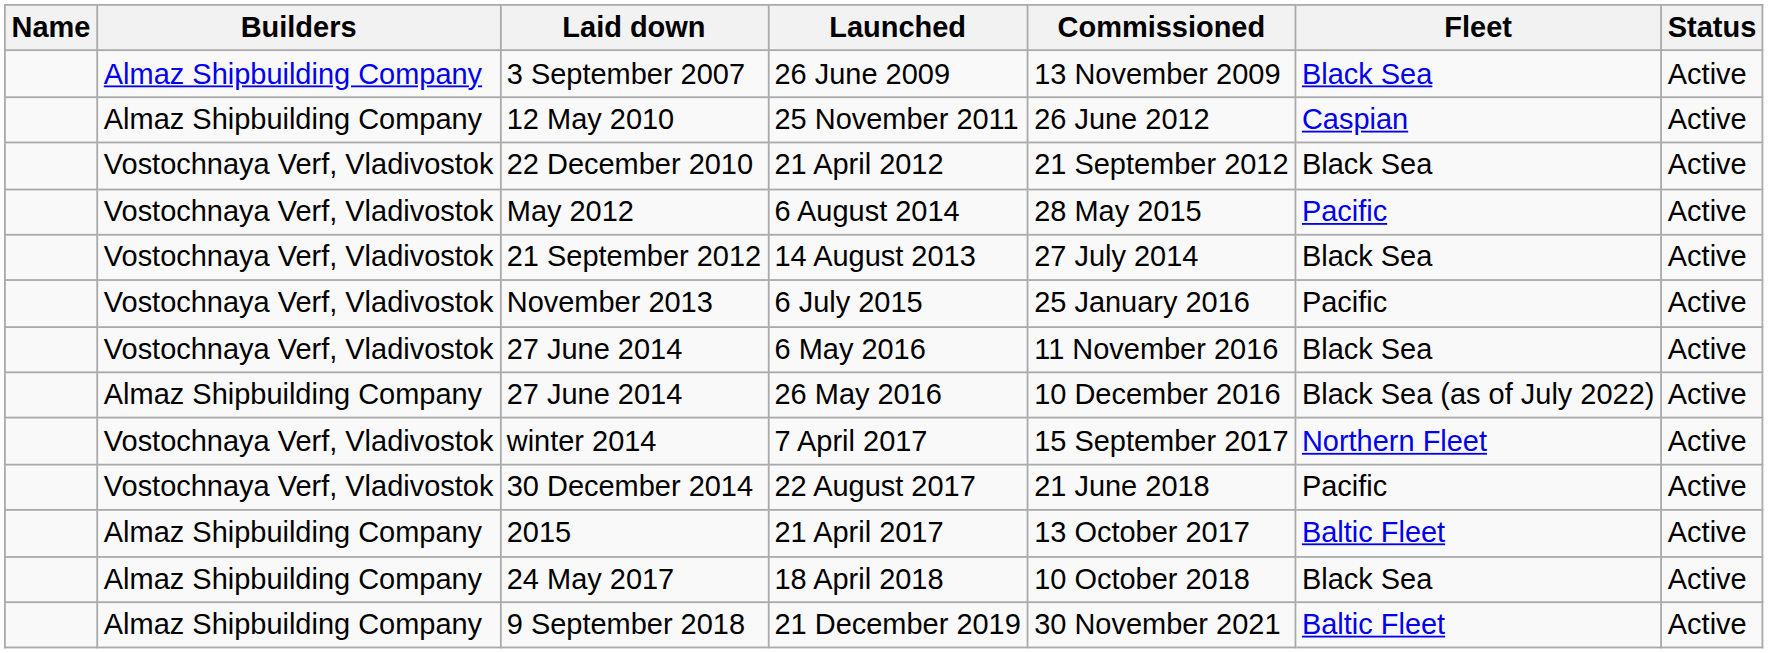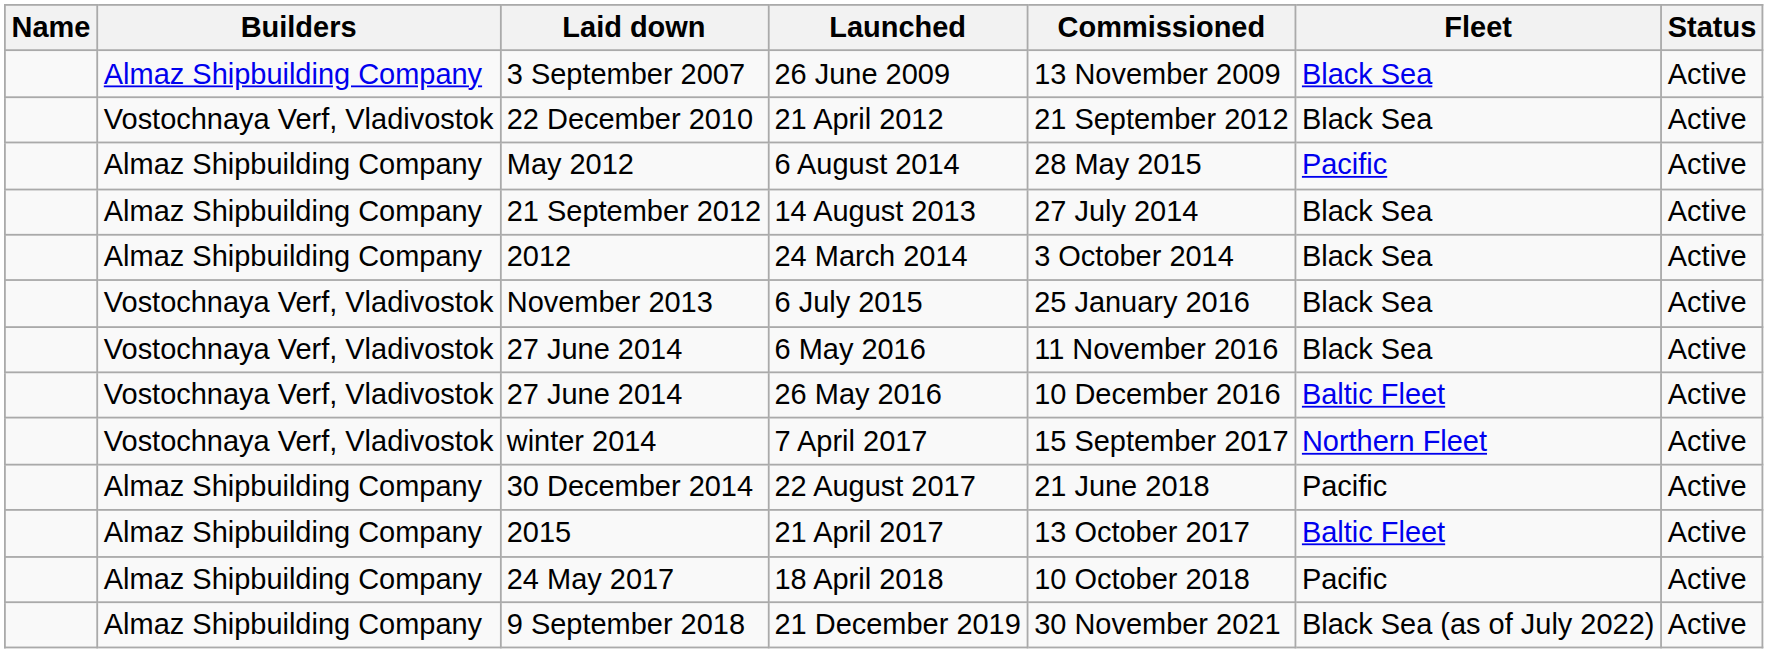- row: (897, 119)
(299, 211) Vostochnaya Verf, Vladivostok -> (293, 165) Almaz Shipbuilding Company
(299, 257) Vostochnaya Verf, Vladivostok -> (293, 211) Almaz Shipbuilding Company
+ row: (871, 257)
(1345, 303) Pacific -> (1367, 303) Black Sea
(293, 394) Almaz Shipbuilding Company -> (299, 394) Vostochnaya Verf, Vladivostok
(1478, 394) Black Sea (as of July 2022) -> (1374, 394) Baltic Fleet
(299, 486) Vostochnaya Verf, Vladivostok -> (293, 486) Almaz Shipbuilding Company
(1367, 578) Black Sea -> (1345, 578) Pacific
(1374, 624) Baltic Fleet -> (1478, 624) Black Sea (as of July 2022)
